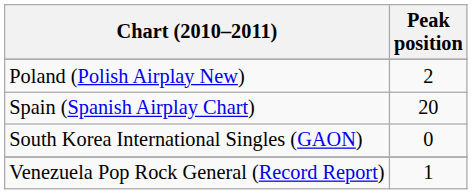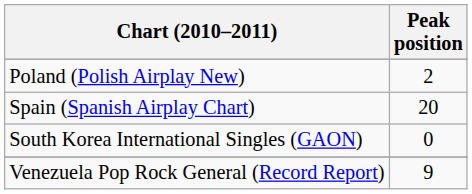(428, 172) 1 -> (428, 172) 9
